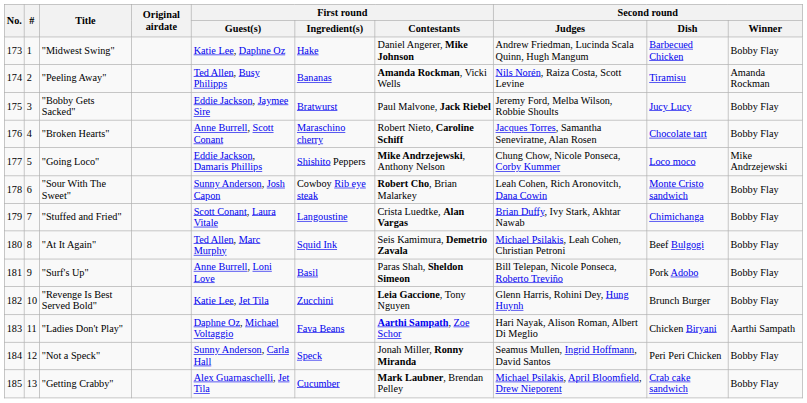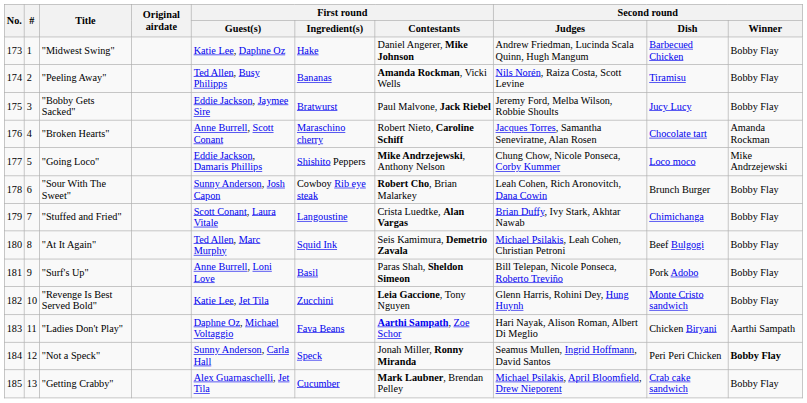(750, 78) Amanda Rockman -> (755, 78) Bobby Flay
(755, 134) Bobby Flay -> (750, 134) Amanda Rockman
(676, 189) Monte Cristo sandwich -> (680, 189) Brunch Burger
(680, 300) Brunch Burger -> (676, 300) Monte Cristo sandwich
(755, 356) normal -> (756, 356) bold
